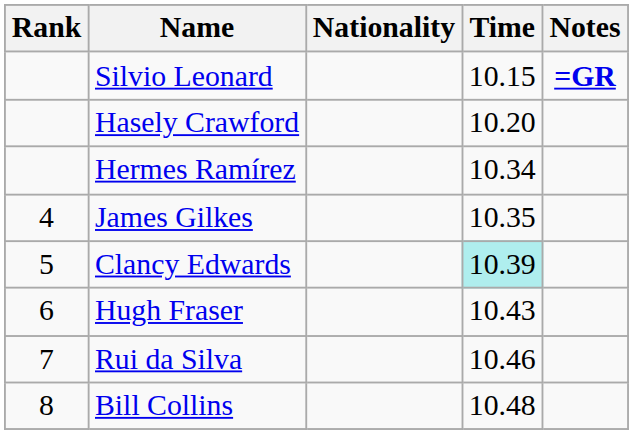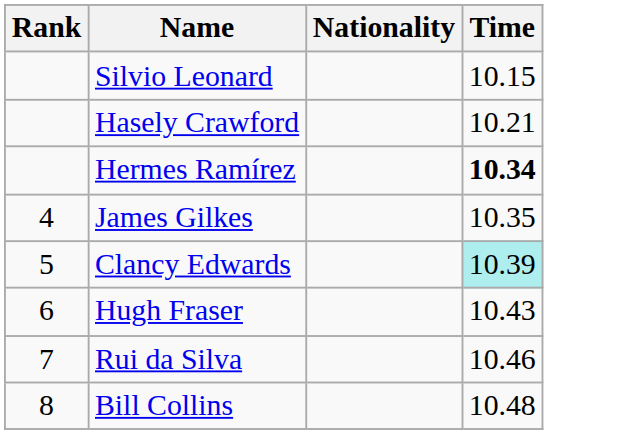- column: (585, 28)
(502, 122) 10.20 -> (502, 122) 10.21
(502, 169) normal -> (502, 169) bold
